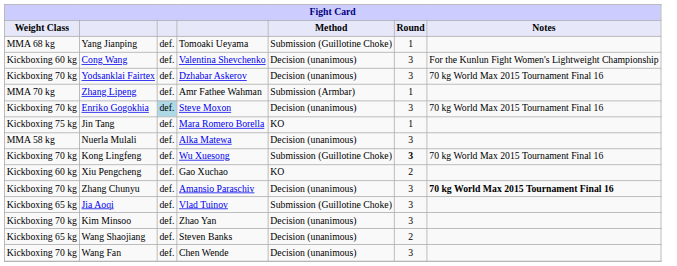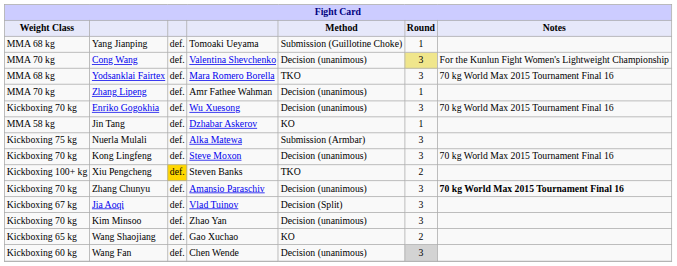(42, 60) Kickboxing 60 kg -> (31, 60) MMA 70 kg
(411, 60) no background -> (421, 60) khaki background
(42, 76) Kickboxing 70 kg -> (31, 76) MMA 68 kg
(213, 76) Dzhabar Askerov -> (232, 76) Mara Romero Borella
(313, 76) Decision (unanimous) -> (291, 76) TKO
(313, 92) Submission (Armbar) -> (324, 92) Decision (unanimous)
(167, 108) lightblue background -> (177, 108) no background
(205, 108) Steve Moxon -> (215, 108) Wu Xuesong
(42, 124) Kickboxing 75 kg -> (31, 124) MMA 58 kg
(222, 124) Mara Romero Borella -> (223, 124) Dzhabar Askerov
(31, 140) MMA 58 kg -> (42, 140) Kickboxing 75 kg
(313, 140) Decision (unanimous) -> (323, 140) Submission (Armbar)
(204, 156) Wu Xuesong -> (215, 156) Steve Moxon
(331, 156) Submission (Guillotine Choke) -> (324, 156) Decision (unanimous)
(411, 156) bold -> (421, 156) normal
(42, 172) Kickboxing 60 kg -> (47, 172) Kickboxing 100+ kg
(167, 172) no background -> (177, 172) gold background
(203, 172) Gao Xuchao -> (216, 172) Steven Banks
(277, 172) KO -> (291, 172) TKO
(42, 204) Kickboxing 65 kg -> (42, 204) Kickboxing 67 kg
(331, 204) Submission (Guillotine Choke) -> (312, 204) Decision (Split)
(206, 236) Steven Banks -> (214, 236) Gao Xuchao
(313, 236) Decision (unanimous) -> (288, 236) KO
(42, 252) Kickboxing 70 kg -> (42, 252) Kickboxing 60 kg
(411, 252) no background -> (421, 252) lightgrey background
